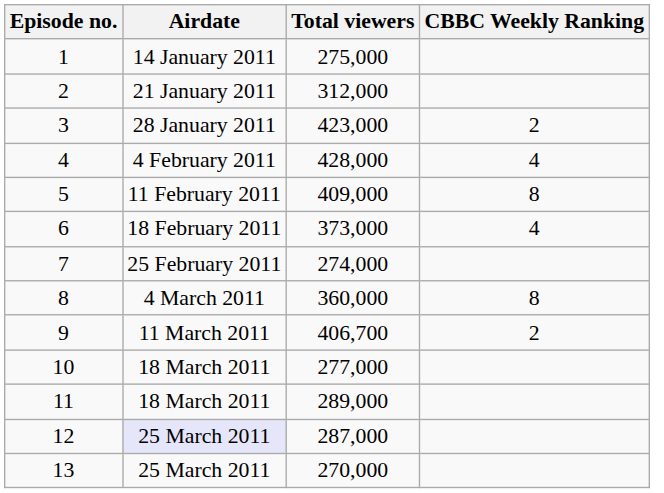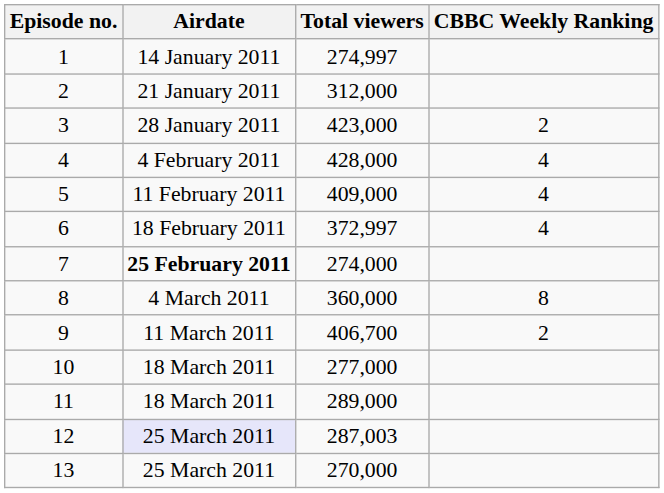(353, 56) 275,000 -> (362, 56) 274,997
(534, 194) 8 -> (544, 194) 4
(353, 228) 373,000 -> (362, 228) 372,997
(204, 263) normal -> (209, 263) bold
(353, 435) 287,000 -> (362, 435) 287,003
